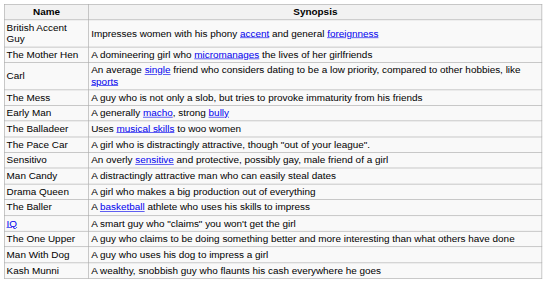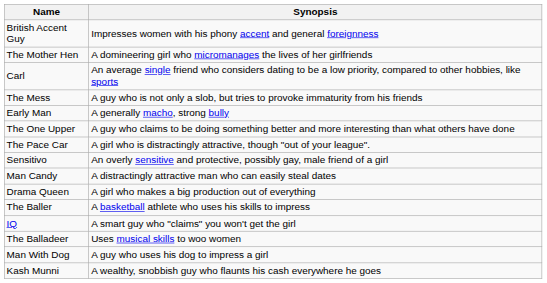rows swapped: (37, 129) <-> (41, 239)
